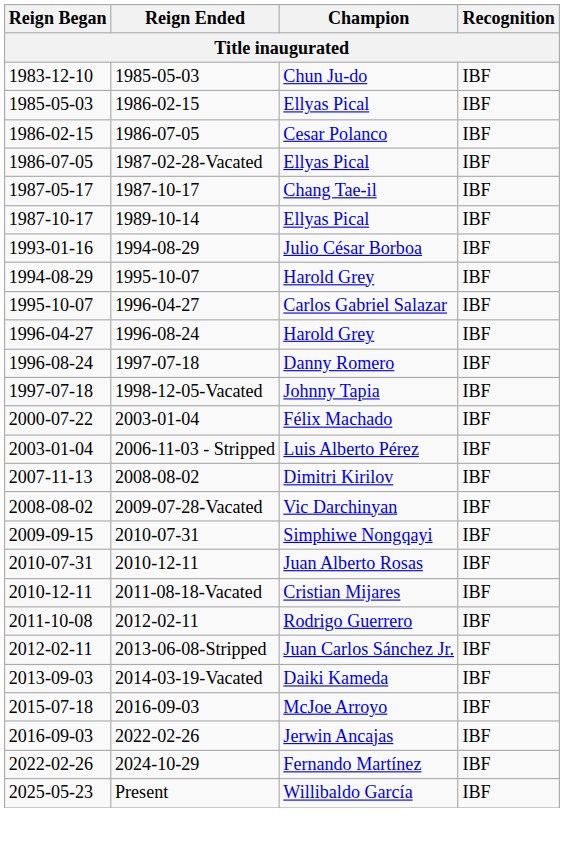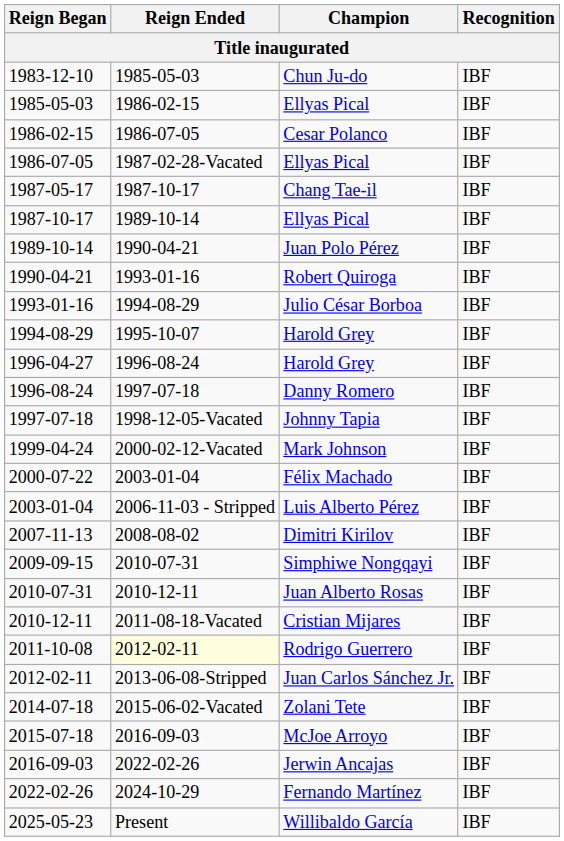+ row: (51, 248)
+ row: (51, 276)
- row: (51, 305)
+ row: (51, 448)
- row: (51, 506)
(157, 620) no background -> (157, 649) lightyellow background
- row: (51, 678)
+ row: (51, 707)
